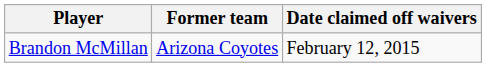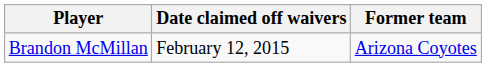columns swapped: (217, 18) <-> (382, 18)
